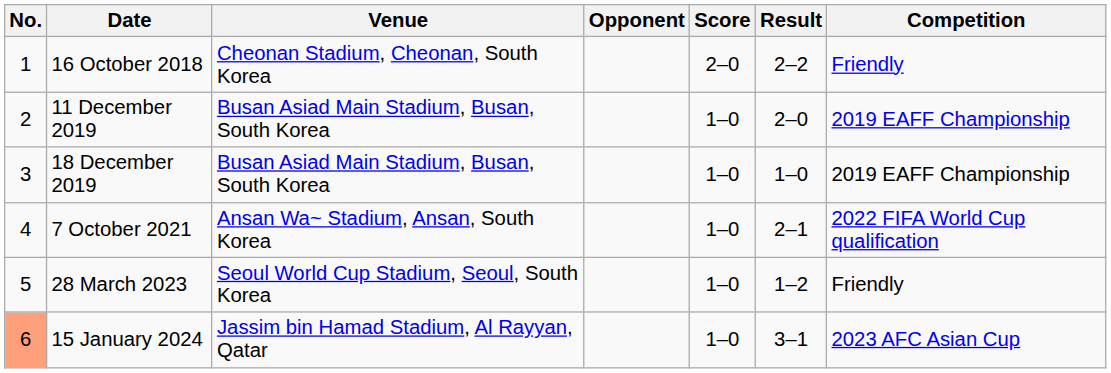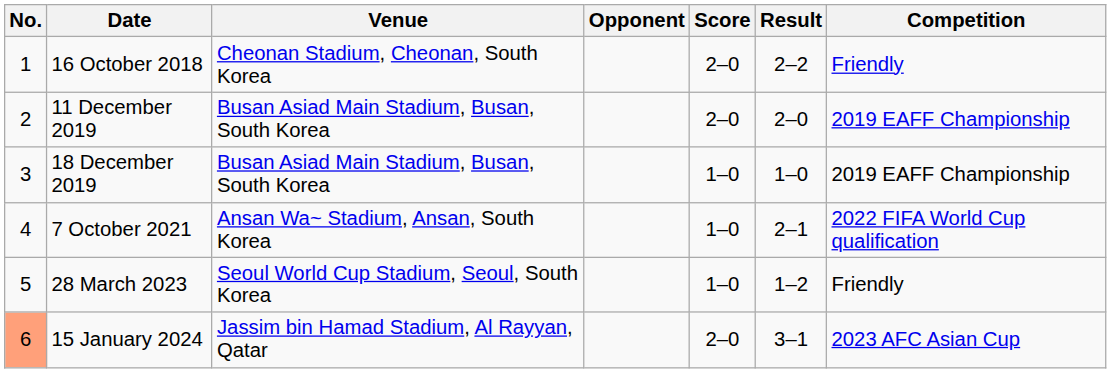(722, 119) 1–0 -> (722, 119) 2–0
(722, 339) 1–0 -> (722, 339) 2–0
